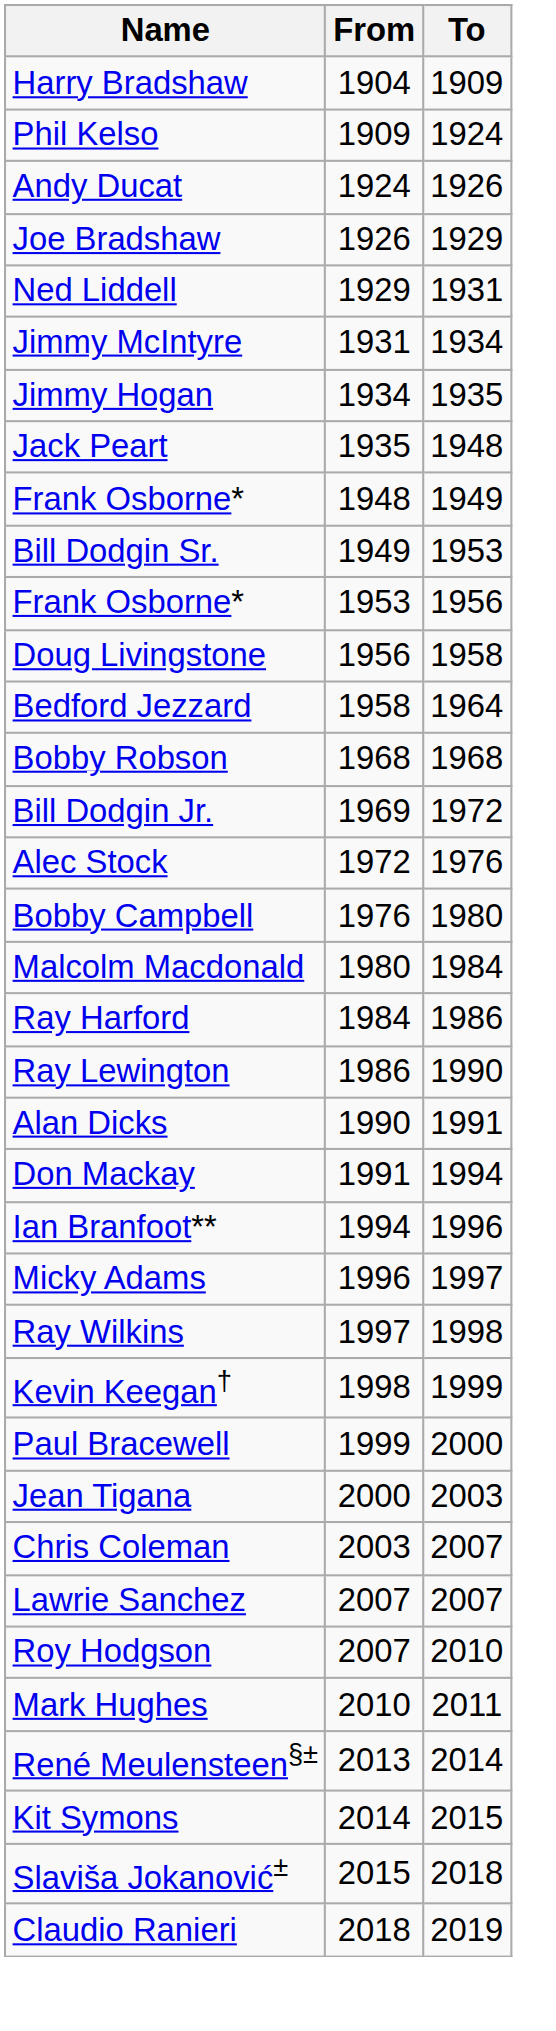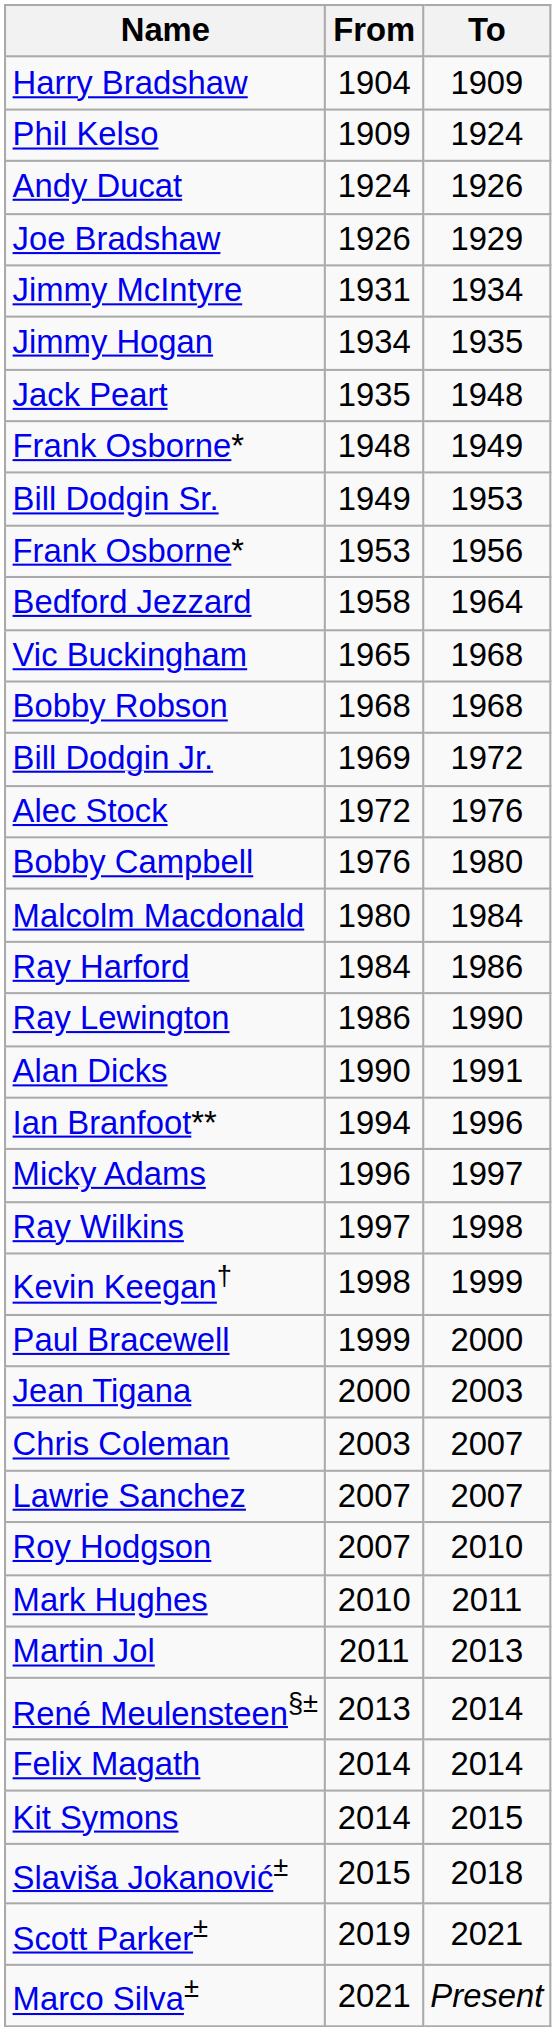- row: (95, 290)
- row: (139, 654)
+ row: (130, 654)
- row: (104, 1174)
+ row: (84, 1651)
+ row: (106, 1764)
- row: (125, 1929)
+ row: (110, 1934)
+ row: (106, 1995)
